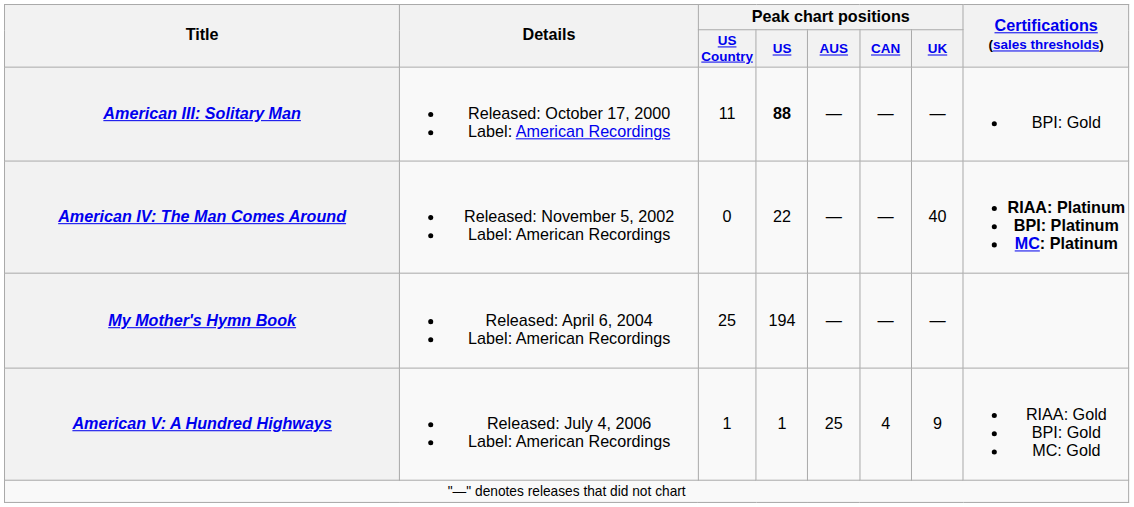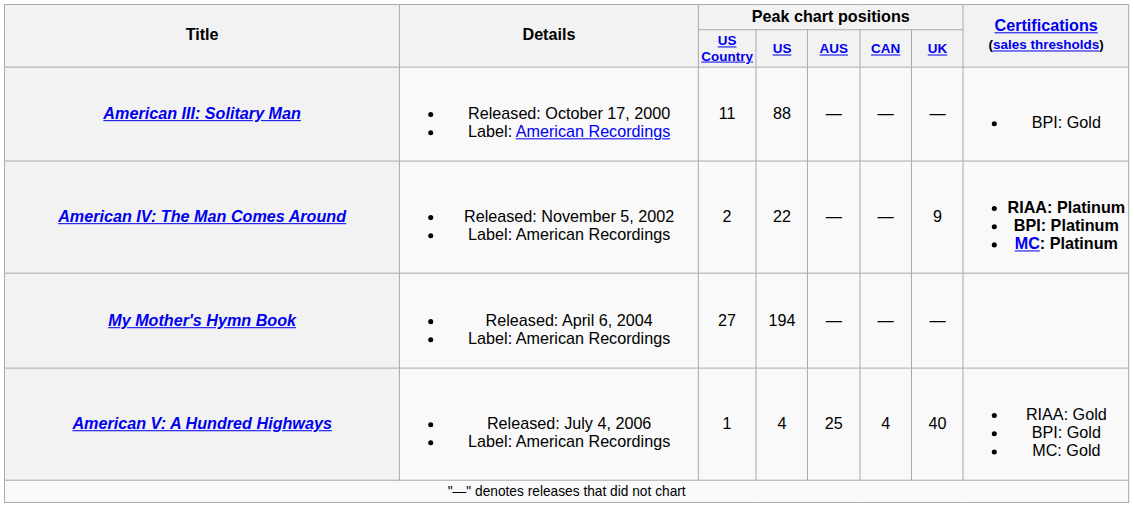(782, 113) bold -> (782, 113) normal
(727, 217) 0 -> (727, 217) 2
(937, 217) 40 -> (937, 217) 9
(727, 320) 25 -> (727, 320) 27
(782, 424) 1 -> (782, 424) 4
(937, 424) 9 -> (937, 424) 40
